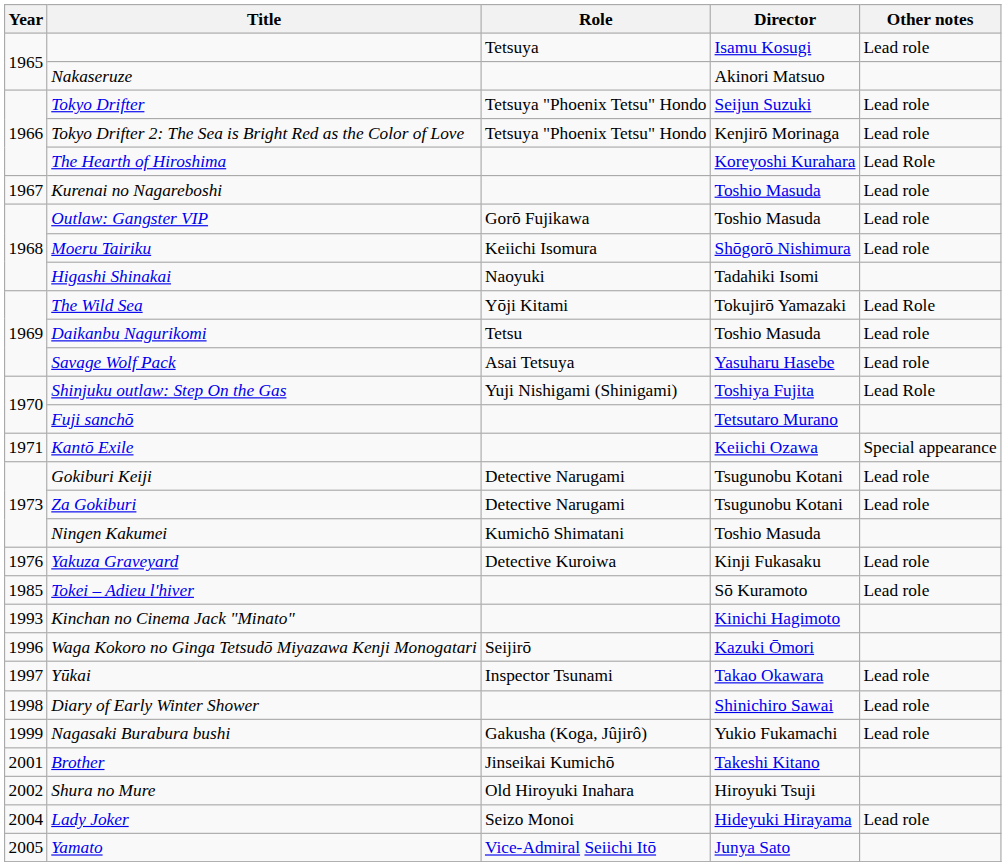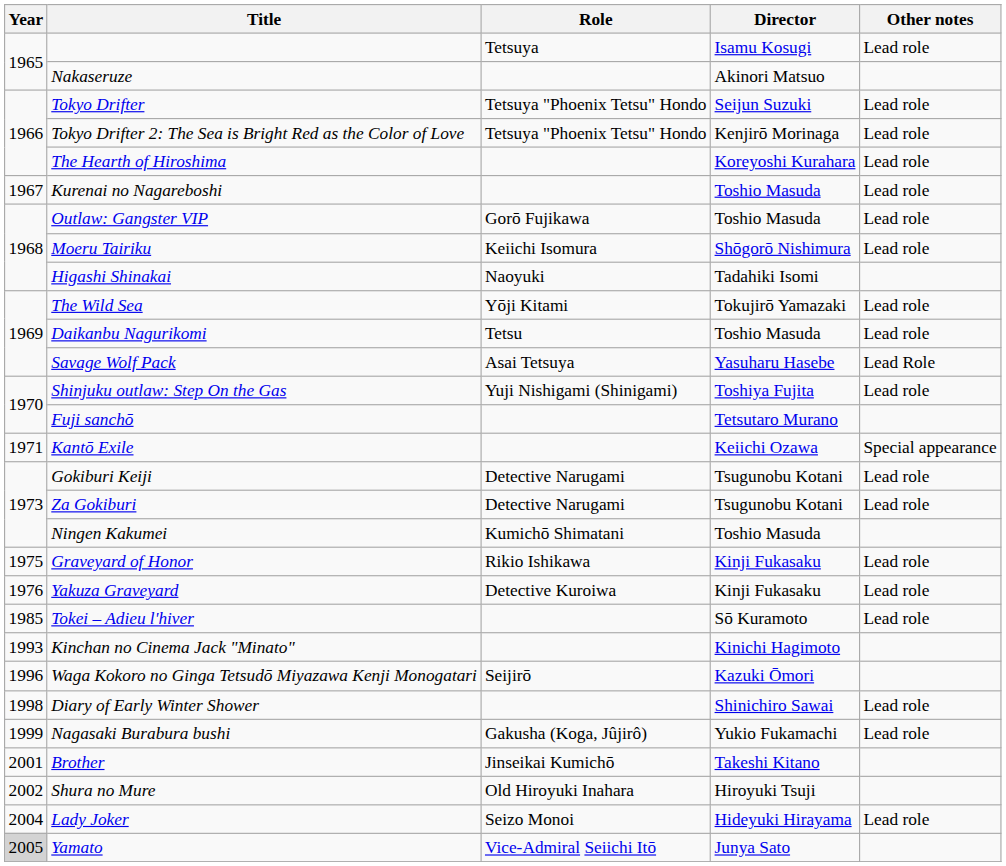(899, 161) Lead Role -> (896, 161) Lead role
(899, 304) Lead Role -> (896, 304) Lead role
(896, 361) Lead role -> (899, 361) Lead Role
(899, 390) Lead Role -> (896, 390) Lead role
+ row: (122, 561)
- row: (71, 676)
(26, 847) no background -> (26, 847) lightgrey background
